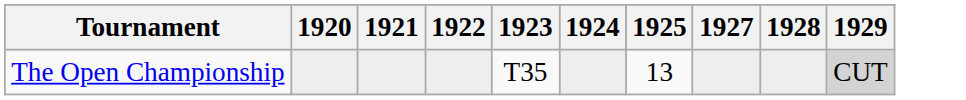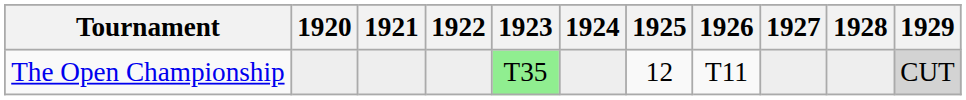+ column: (726, 27)
(525, 71) no background -> (525, 71) lightgreen background
(659, 71) 13 -> (659, 71) 12
